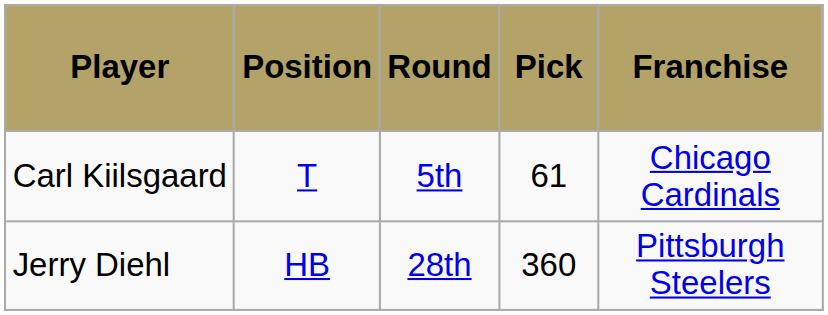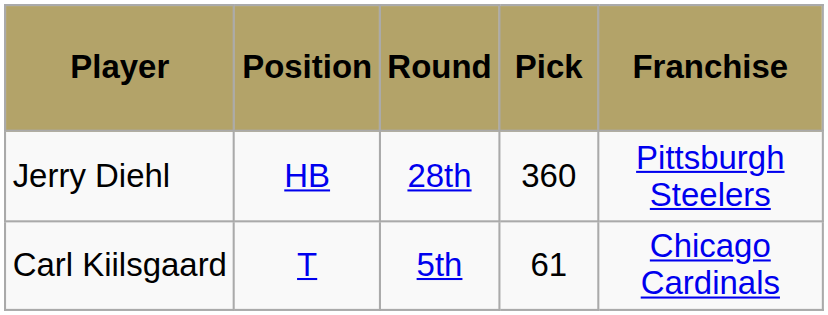rows swapped: (120, 175) <-> (91, 264)
